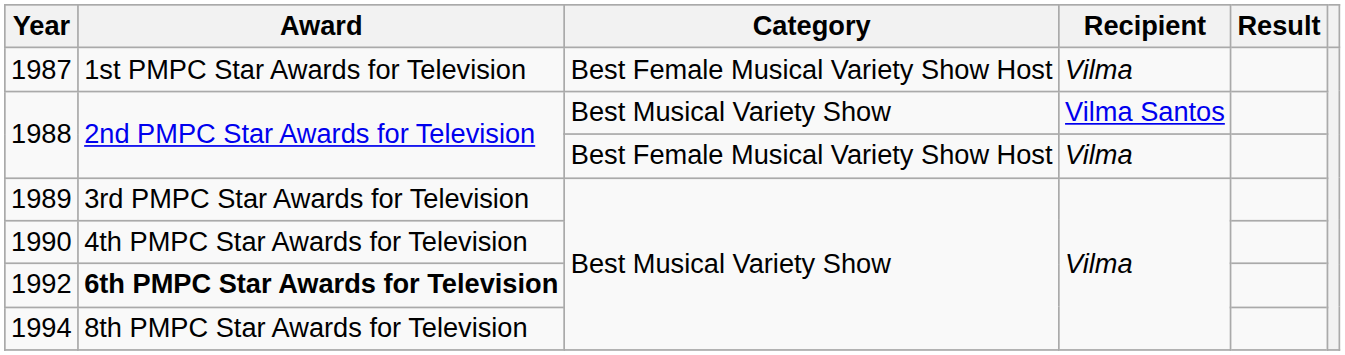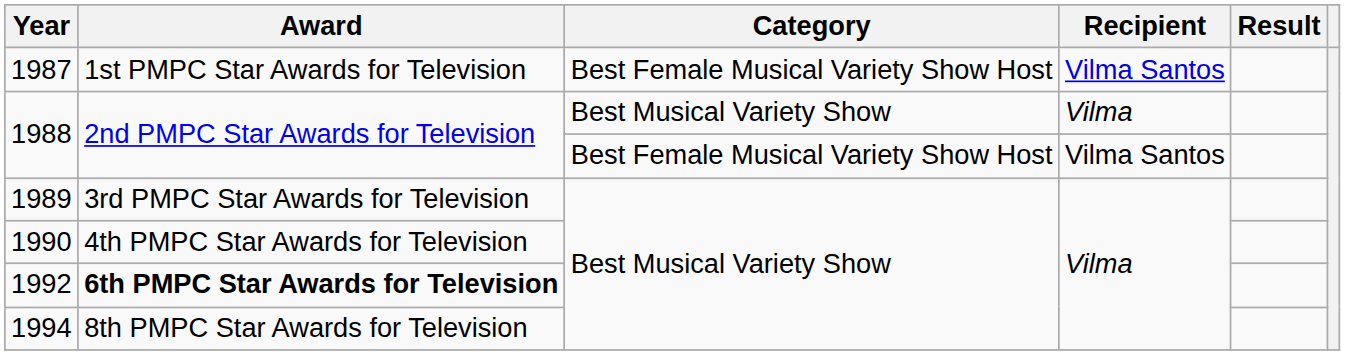(1099, 69) Vilma -> (1145, 69) Vilma Santos
(1145, 112) Vilma Santos -> (1099, 112) Vilma
(1099, 155) Vilma -> (1145, 155) Vilma Santos
